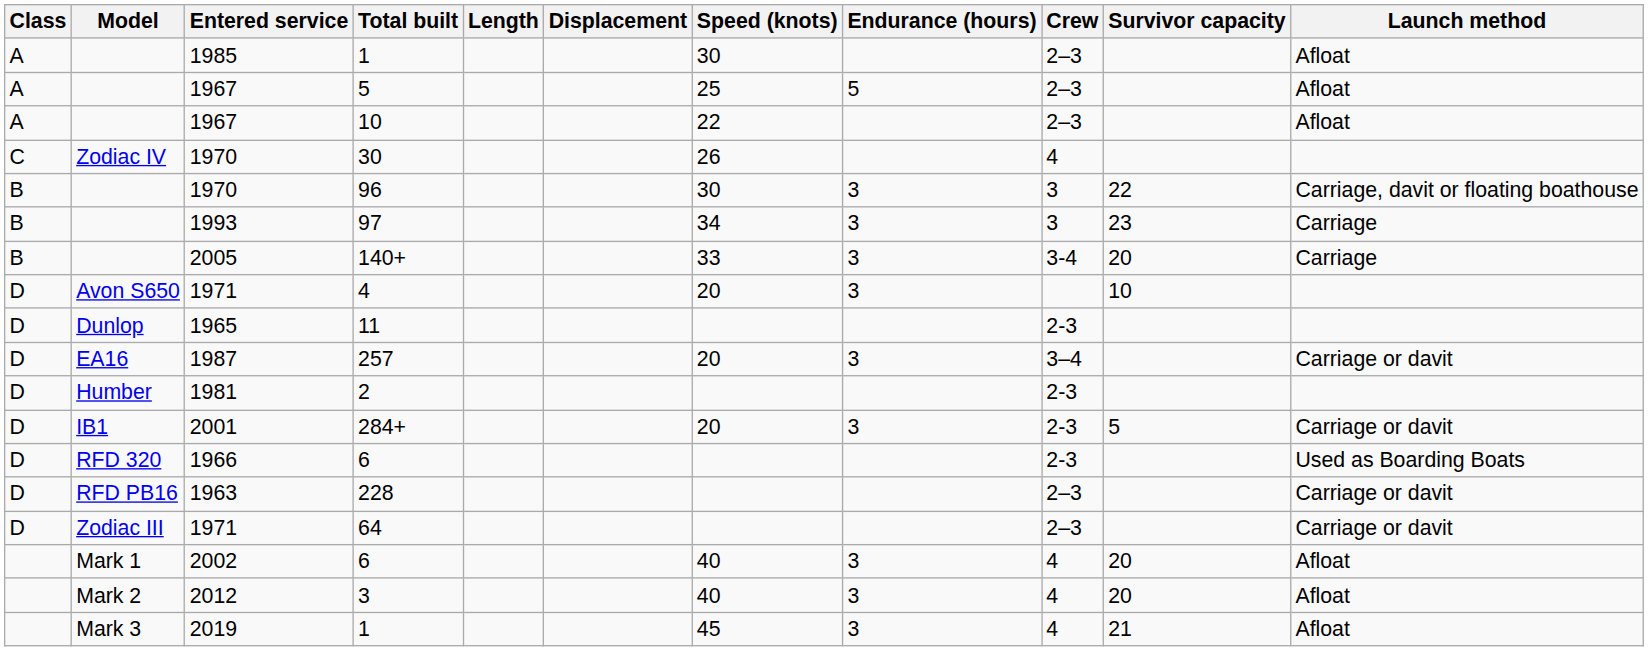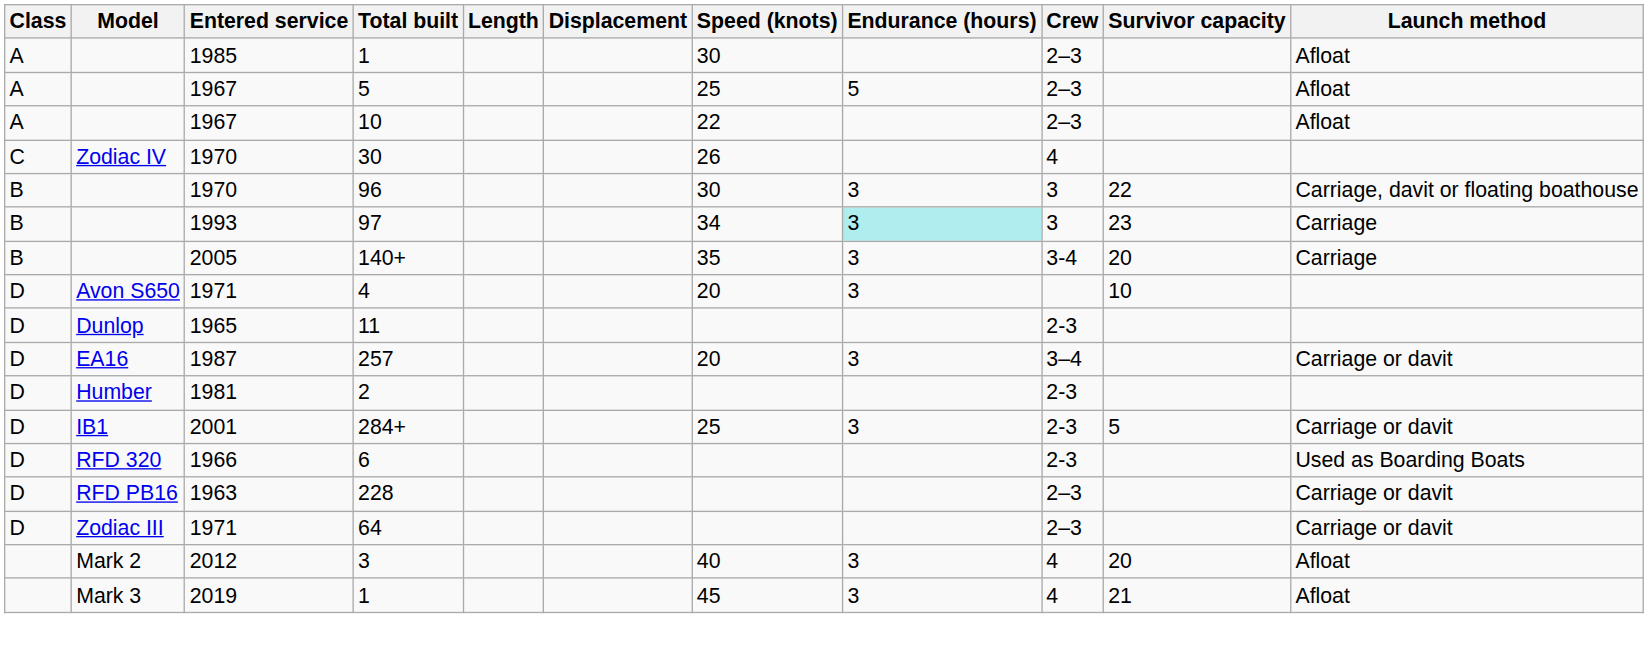(853, 223) no background -> (853, 223) paleturquoise background
(709, 257) 33 -> (709, 257) 35
(709, 426) 20 -> (709, 426) 25
- row: (213, 561)
